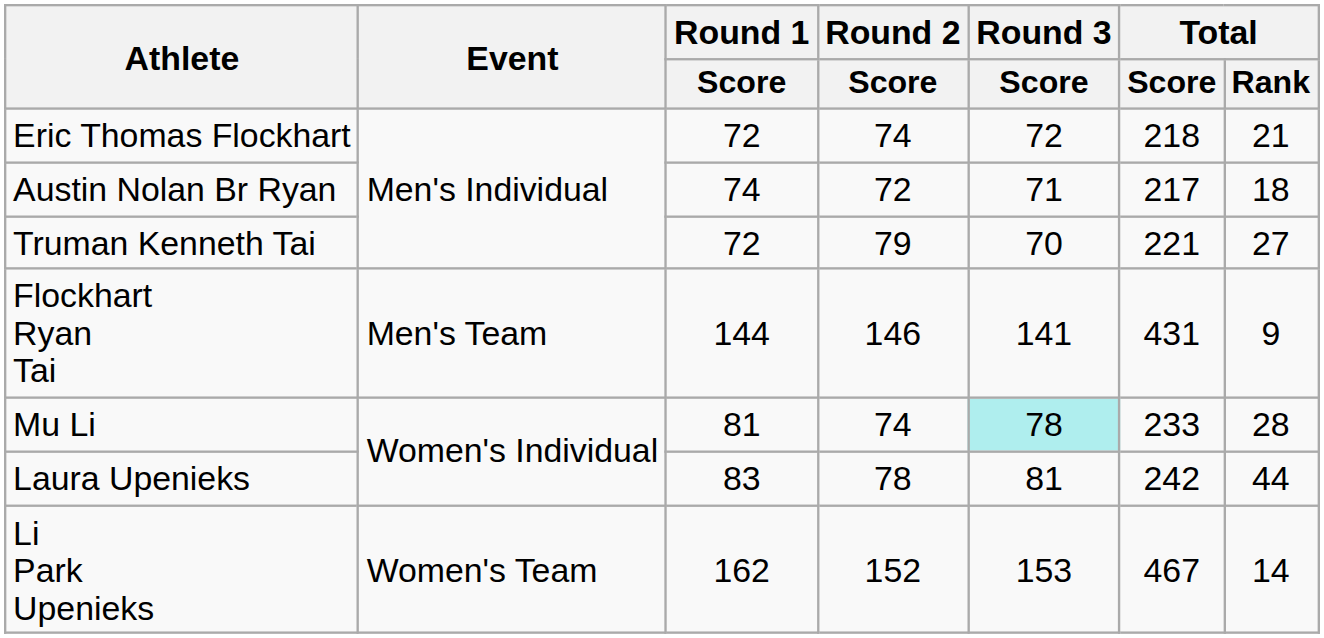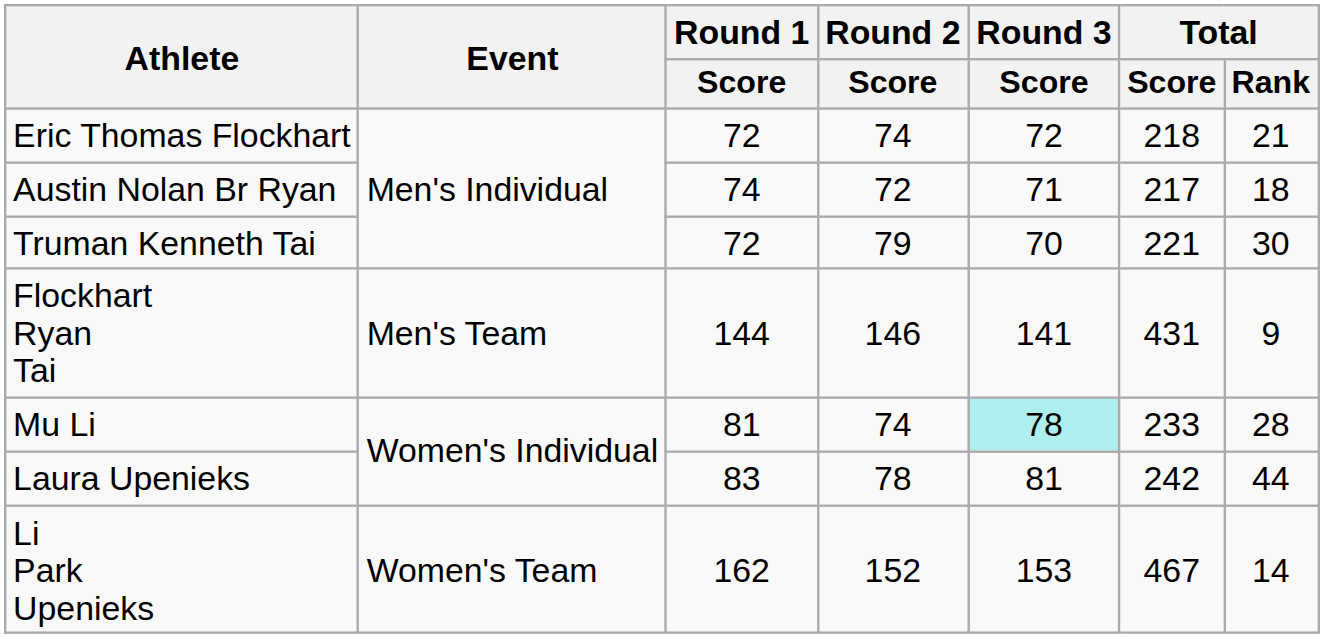(1271, 243) 27 -> (1271, 243) 30
